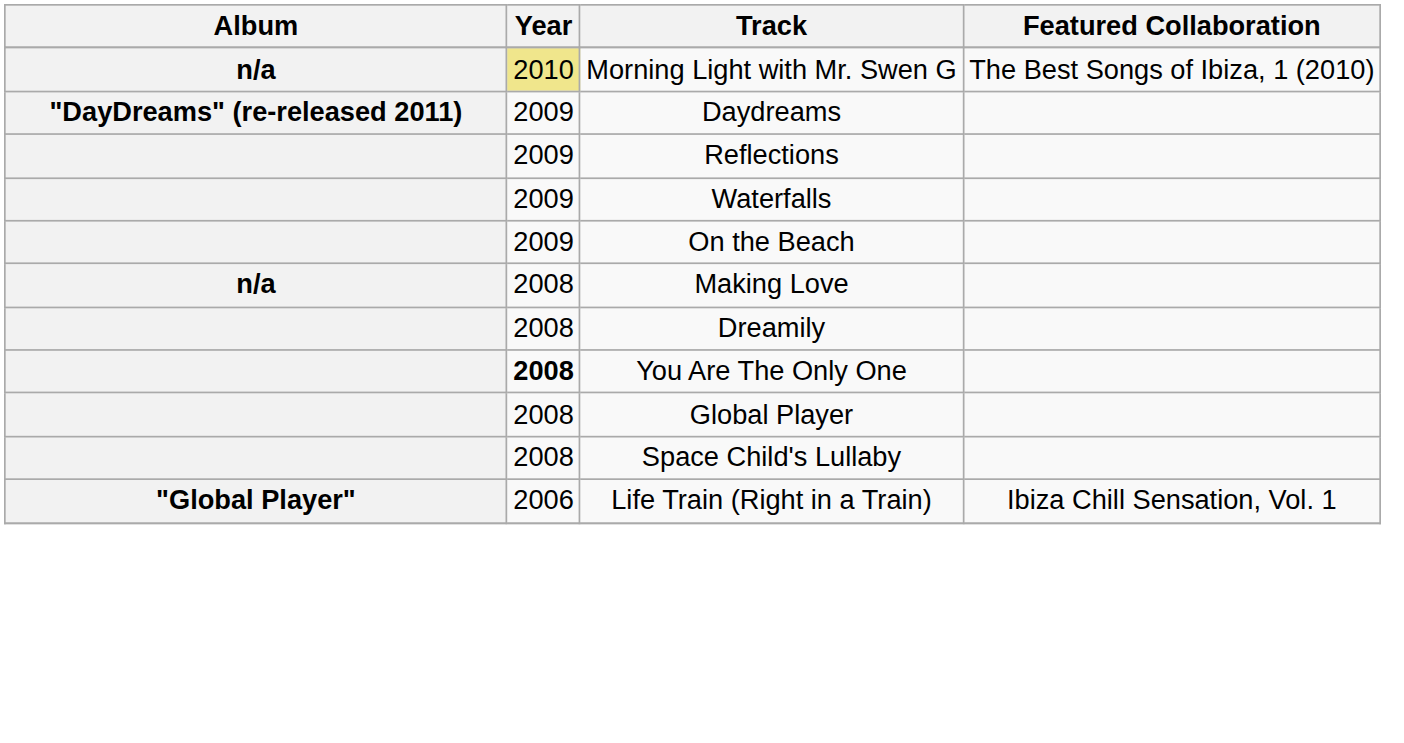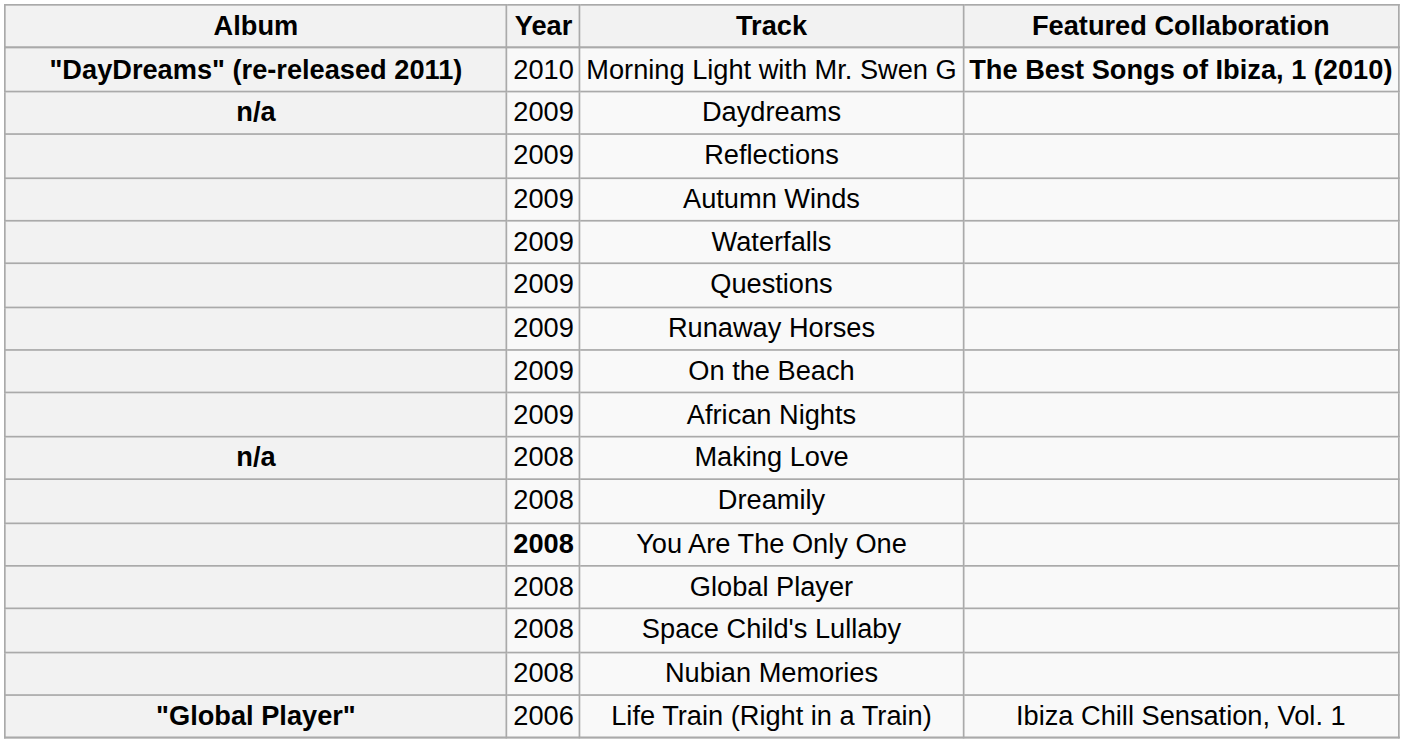(256, 69) n/a -> (256, 69) "DayDreams" (re-released 2011)
(544, 69) khaki background -> (544, 69) no background
(1172, 69) normal -> (1181, 69) bold
(256, 112) "DayDreams" (re-released 2011) -> (256, 112) n/a
+ row: (771, 198)
+ row: (771, 284)
+ row: (771, 328)
+ row: (771, 414)
+ row: (771, 673)
